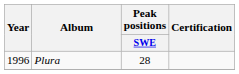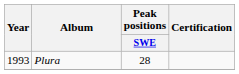(18, 60) 1996 -> (18, 60) 1993
